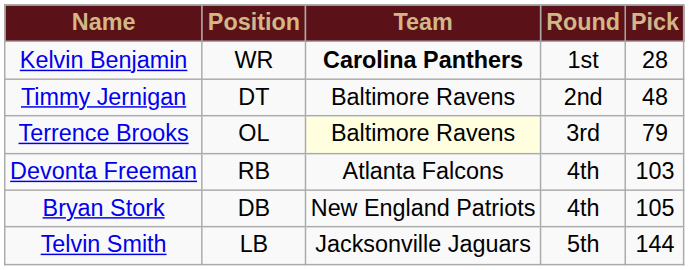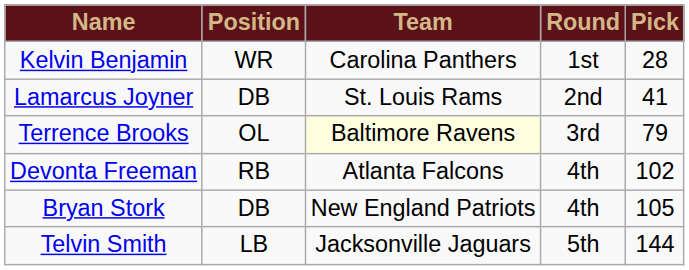(423, 60) bold -> (423, 60) normal
+ row: (104, 97)
- row: (104, 97)
(655, 171) 103 -> (655, 171) 102
